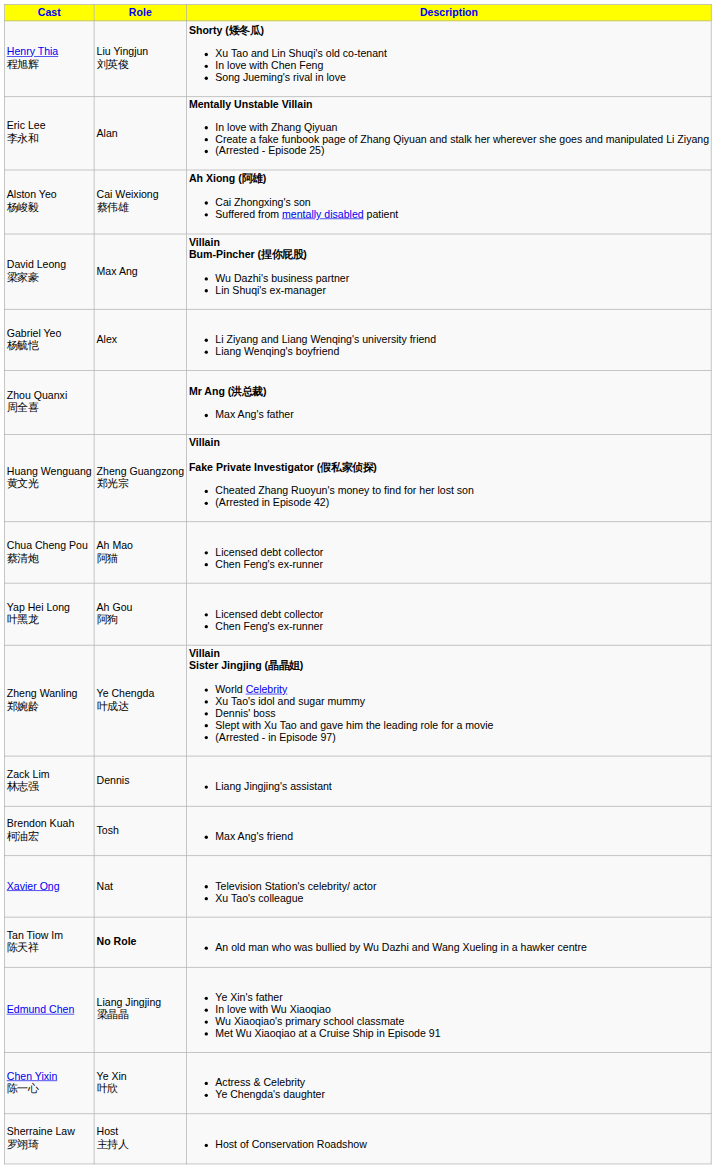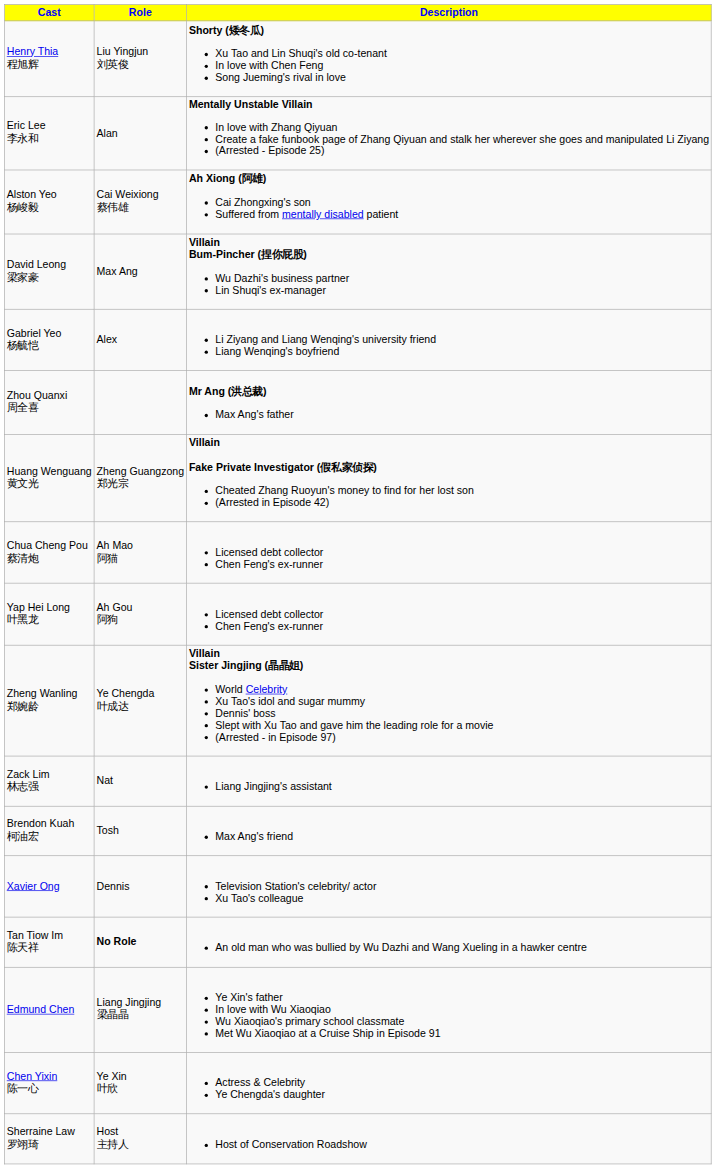(113, 781) Dennis -> (105, 781) Nat
(105, 886) Nat -> (113, 886) Dennis
